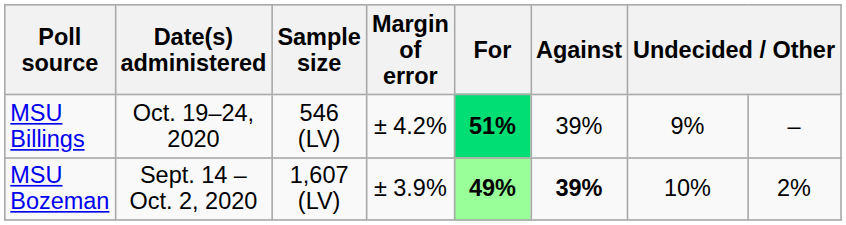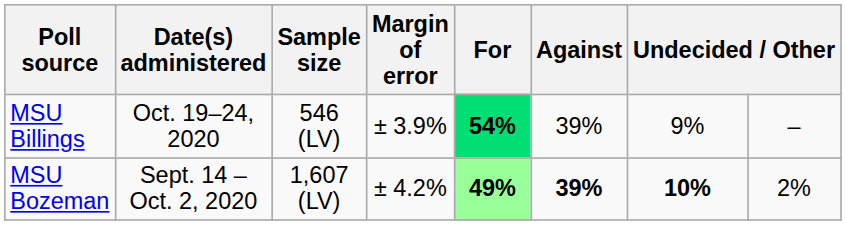(410, 126) ± 4.2% -> (410, 126) ± 3.9%
(492, 126) 51% -> (492, 126) 54%
(410, 189) ± 3.9% -> (410, 189) ± 4.2%
(688, 189) normal -> (688, 189) bold
